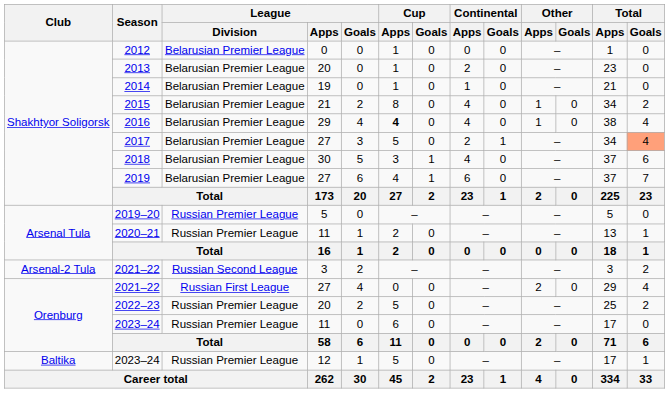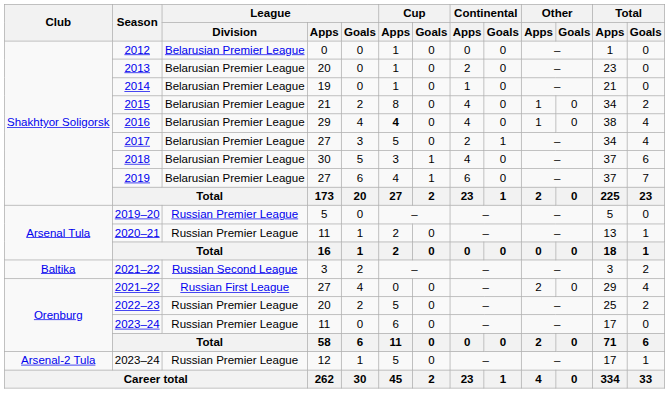(646, 141) lightsalmon background -> (646, 141) no background
(58, 269) Arsenal-2 Tula -> (58, 269) Baltika
(58, 360) Baltika -> (58, 360) Arsenal-2 Tula
